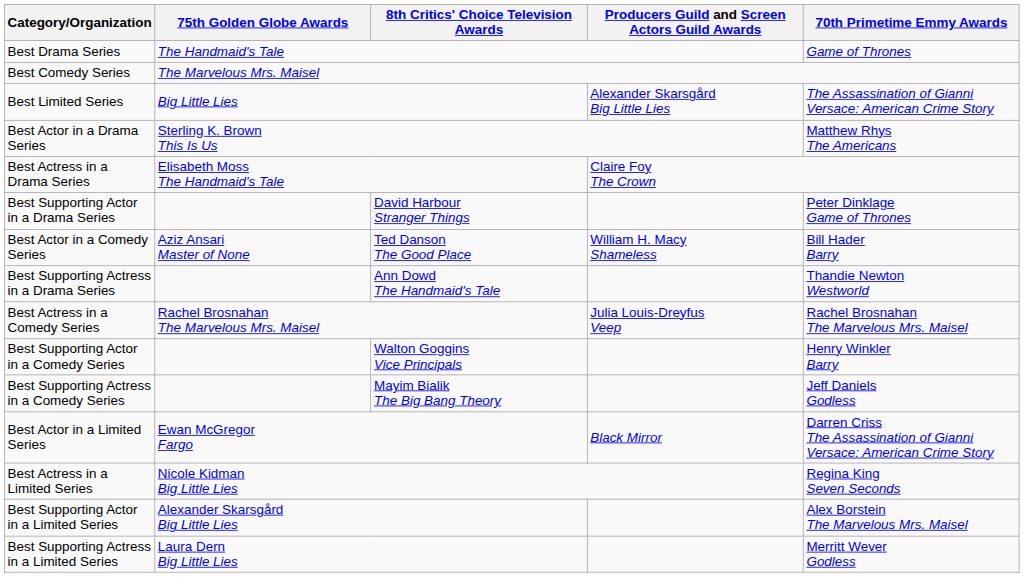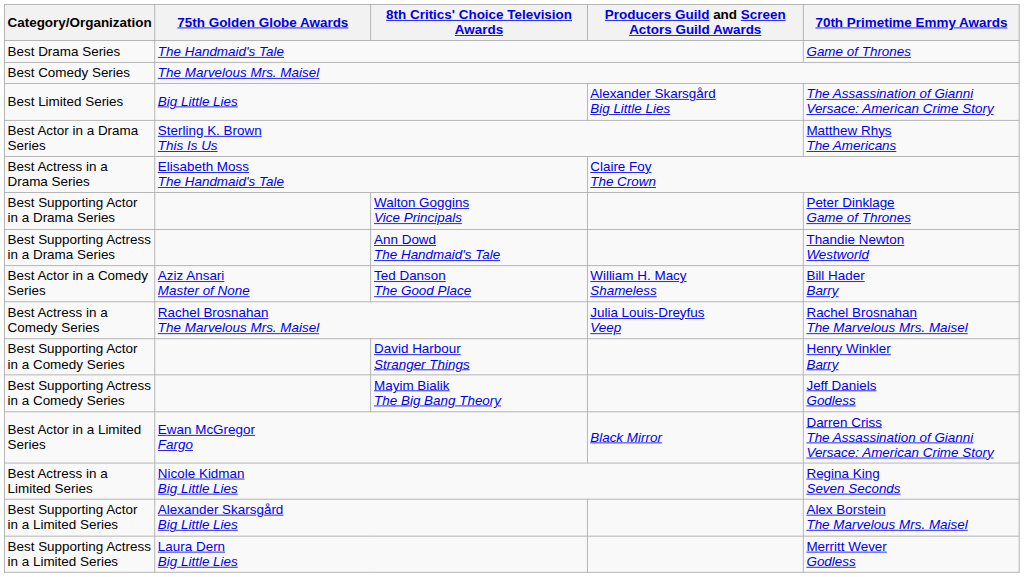(422, 211) David Harbour Stranger Things -> (422, 211) Walton Goggins Vice Principals
rows swapped: (79, 283) <-> (78, 247)
(422, 356) Walton Goggins Vice Principals -> (422, 356) David Harbour Stranger Things
